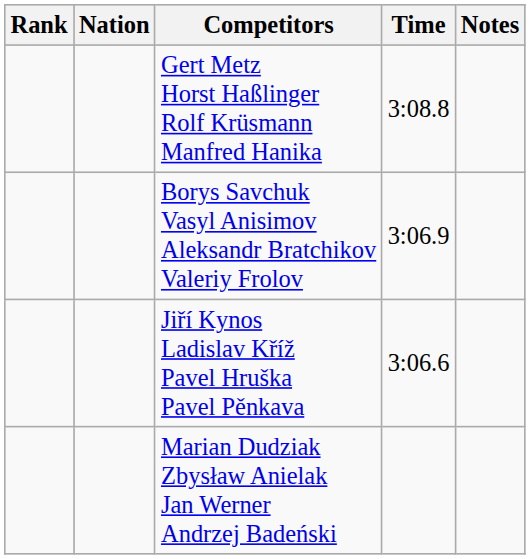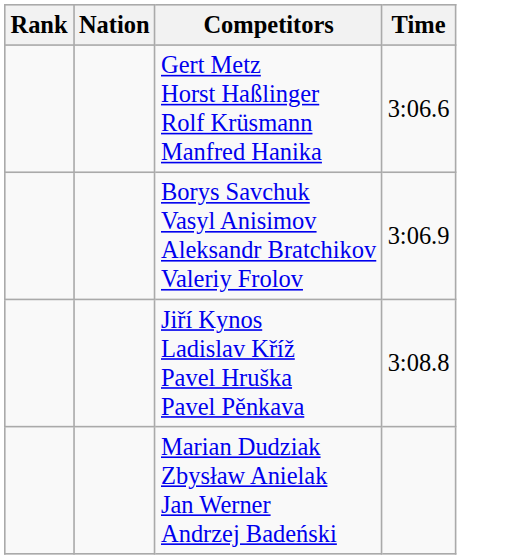- column: (490, 24)
(419, 108) 3:08.8 -> (419, 108) 3:06.6
(419, 363) 3:06.6 -> (419, 363) 3:08.8
